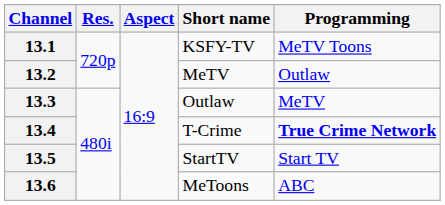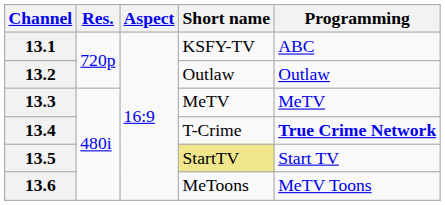(325, 46) MeTV Toons -> (296, 46) ABC
(206, 74) MeTV -> (208, 74) Outlaw
(208, 102) Outlaw -> (206, 102) MeTV
(211, 158) no background -> (211, 158) khaki background
(296, 185) ABC -> (325, 185) MeTV Toons
